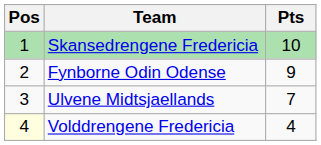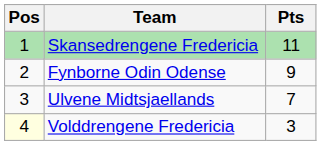(291, 45) 10 -> (291, 45) 11
(291, 126) 4 -> (291, 126) 3
